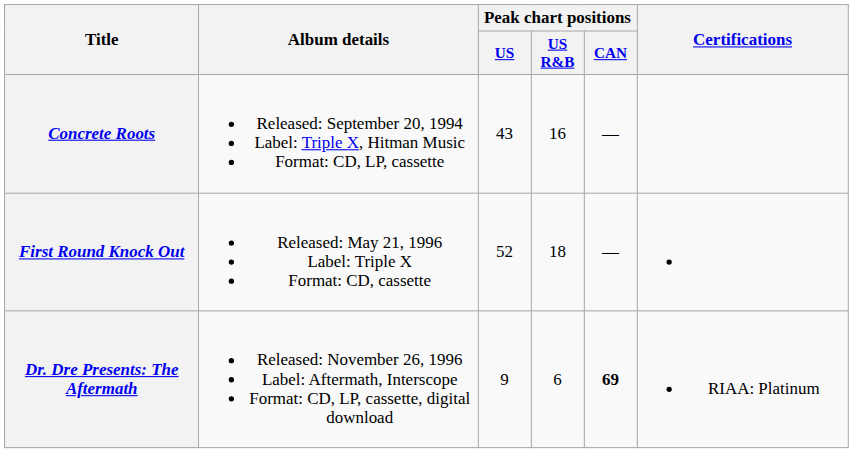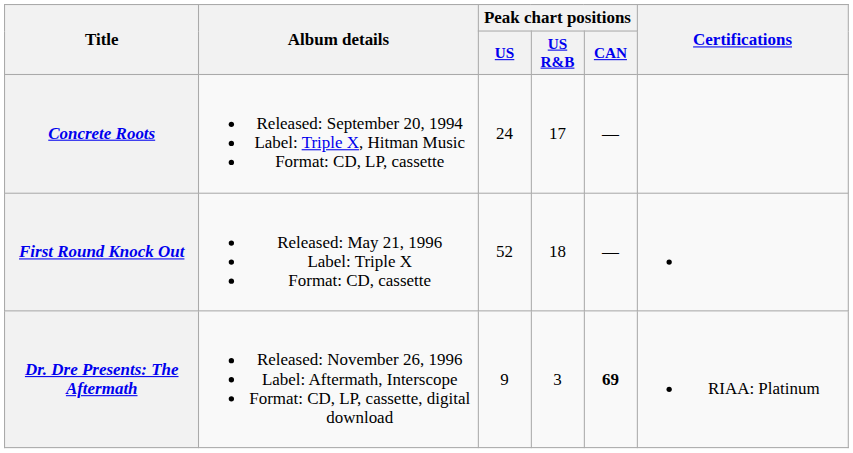(505, 133) 43 -> (505, 133) 24
(557, 133) 16 -> (557, 133) 17
(557, 379) 6 -> (557, 379) 3
